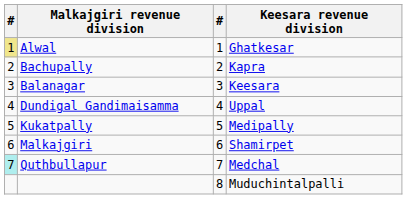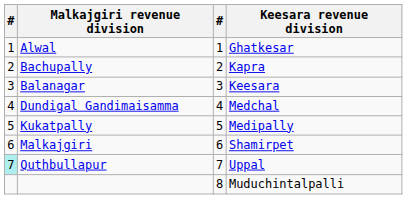(11, 47) khaki background -> (11, 47) no background
(247, 106) Uppal -> (254, 106) Medchal
(254, 164) Medchal -> (247, 164) Uppal
